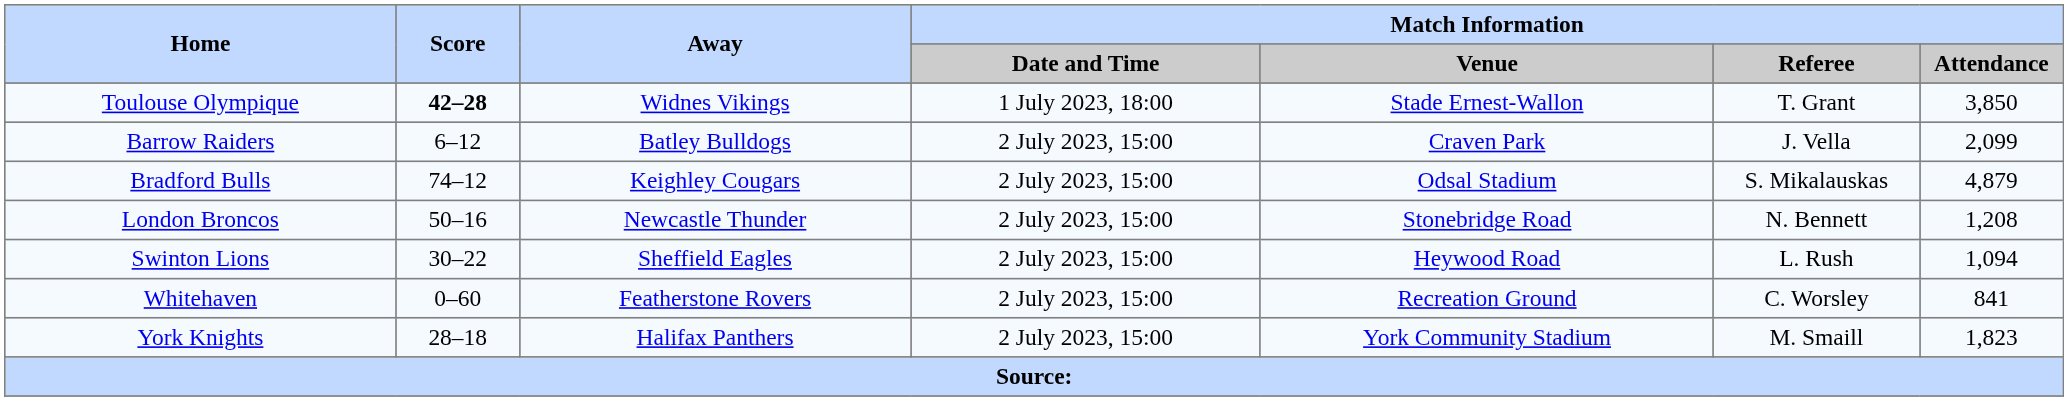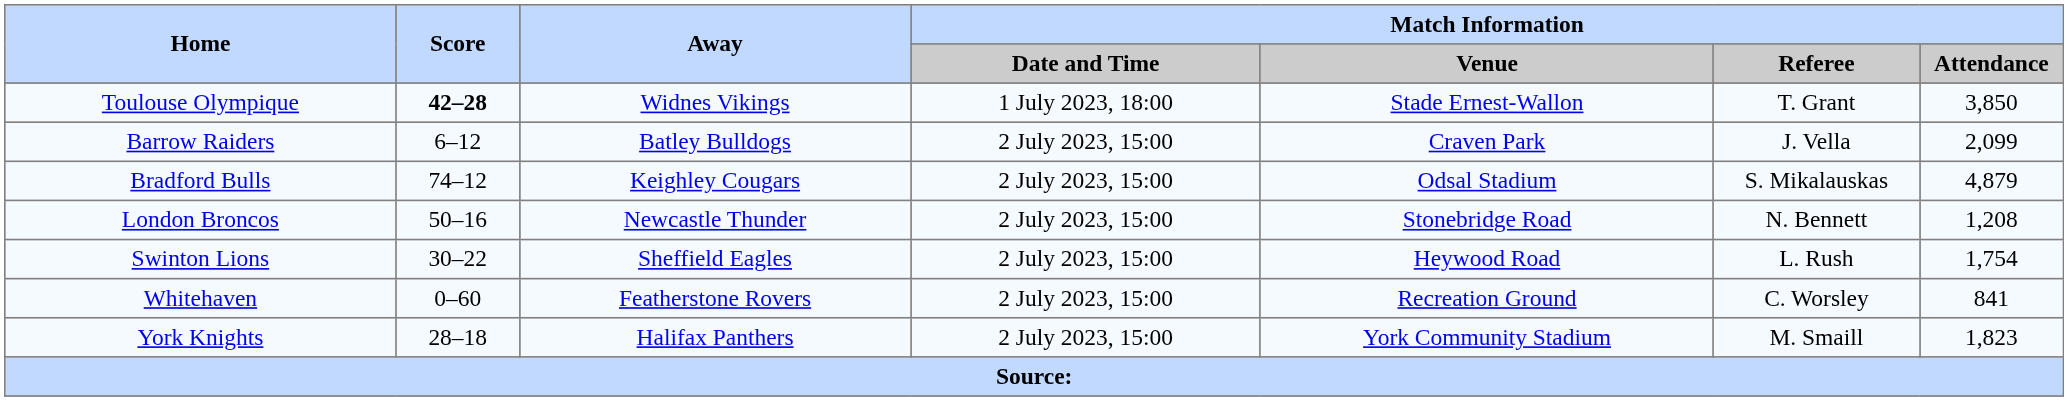(1991, 258) 1,094 -> (1991, 258) 1,754
